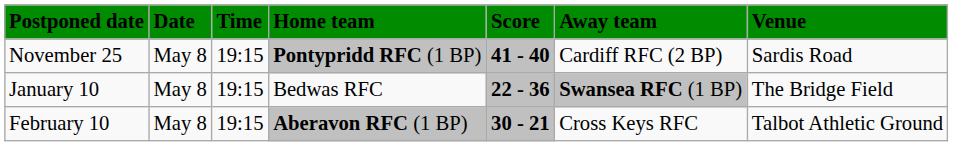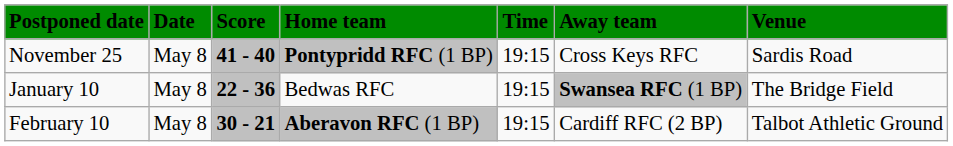columns swapped: (239, 21) <-> (516, 21)
(641, 55) Cardiff RFC (2 BP) -> (629, 55) Cross Keys RFC
(629, 123) Cross Keys RFC -> (641, 123) Cardiff RFC (2 BP)
